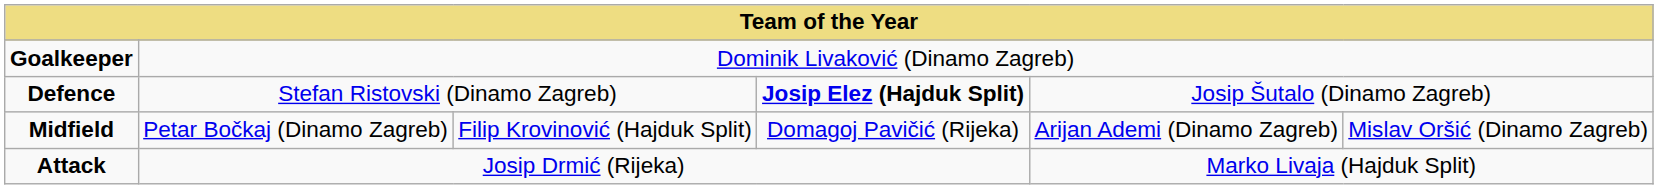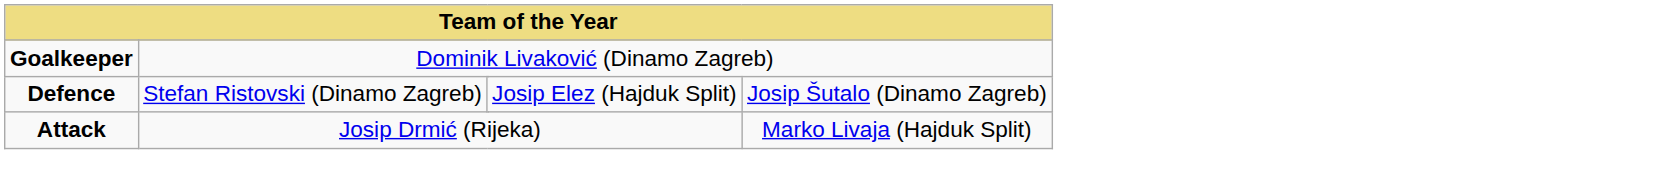(893, 93) bold -> (614, 93) normal
- row: (71, 129)
